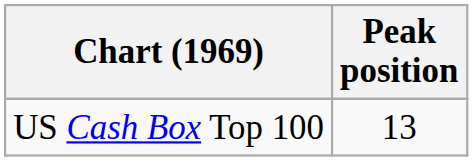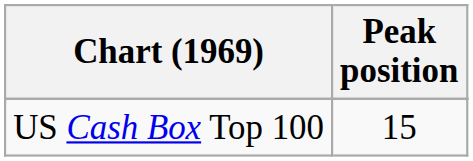(399, 126) 13 -> (399, 126) 15
